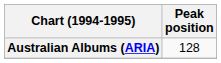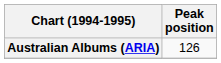(189, 48) 128 -> (189, 48) 126
